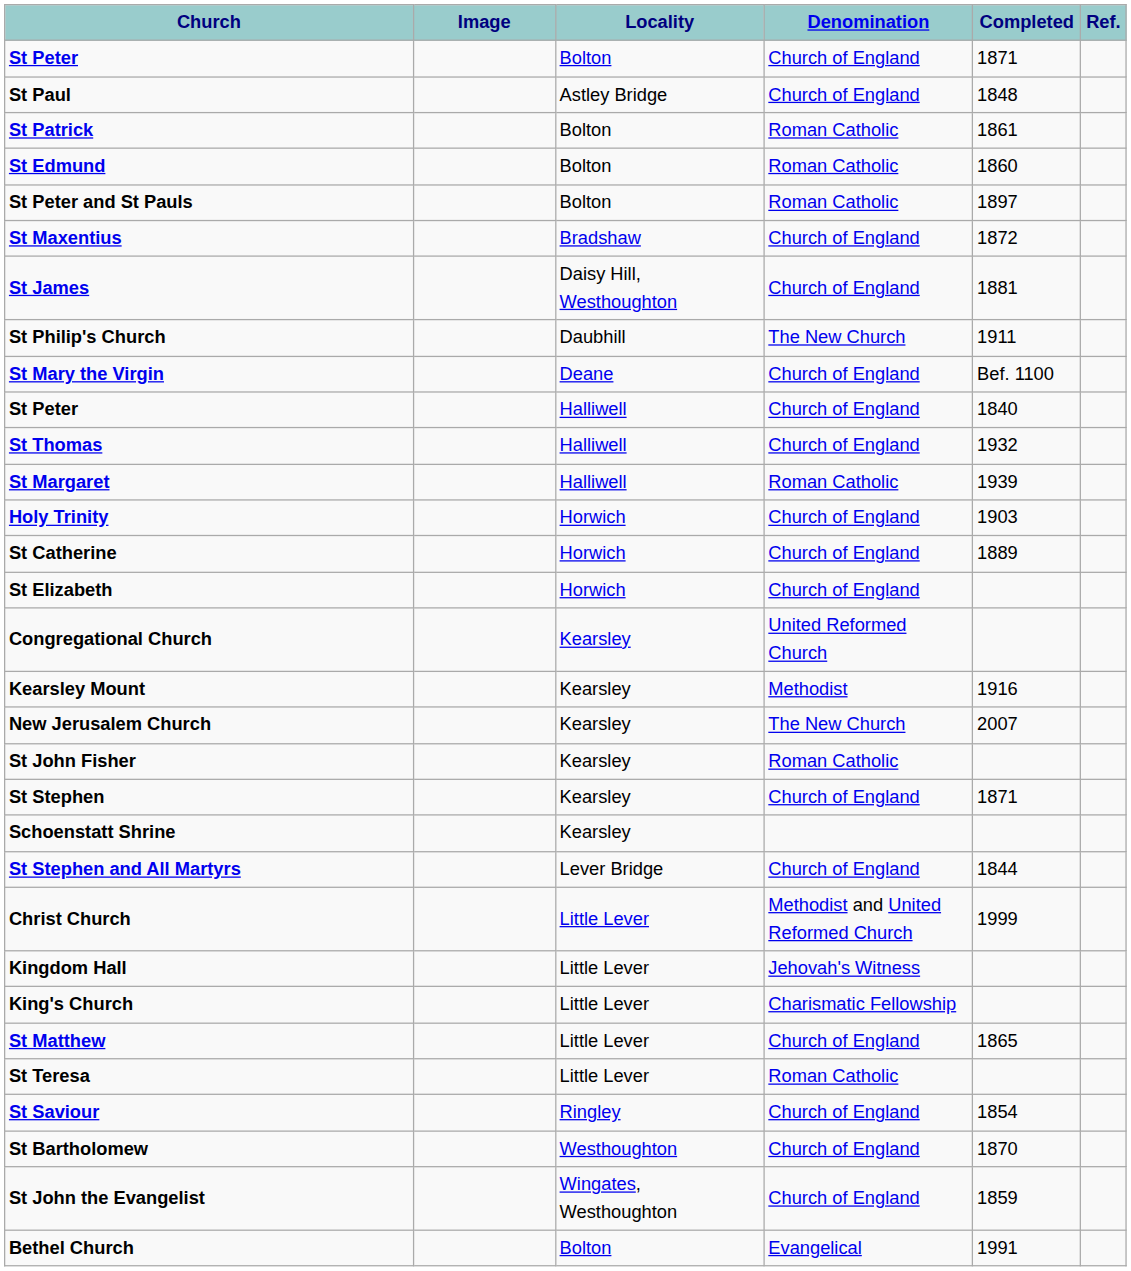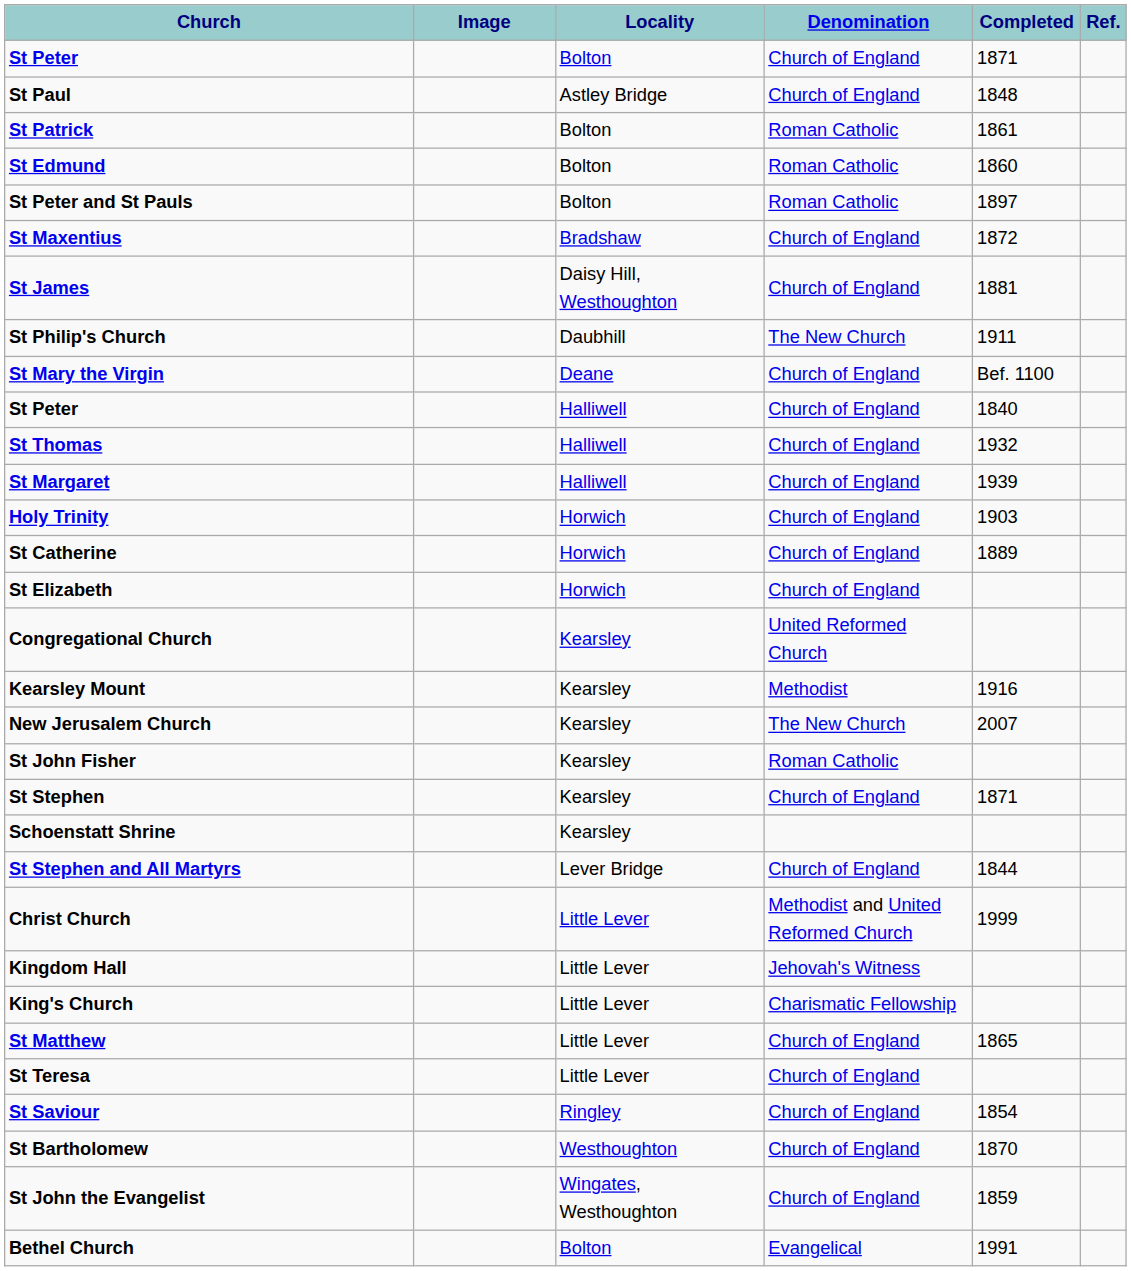(833, 481) Roman Catholic -> (844, 481) Church of England
(833, 1076) Roman Catholic -> (844, 1076) Church of England
